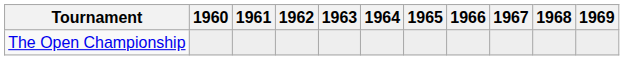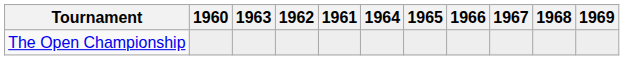columns swapped: (254, 17) <-> (339, 17)
